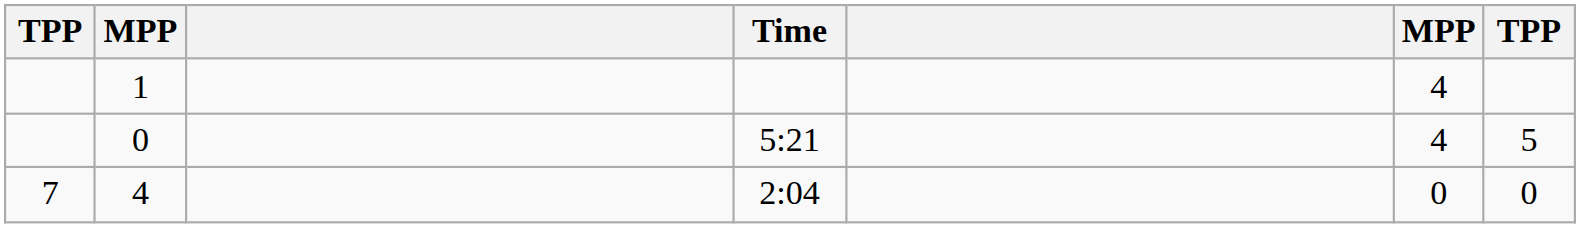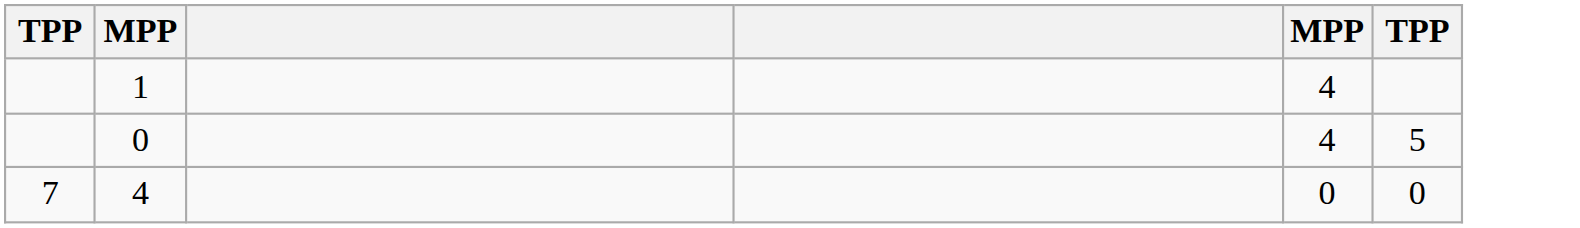- column: (790, 31)
